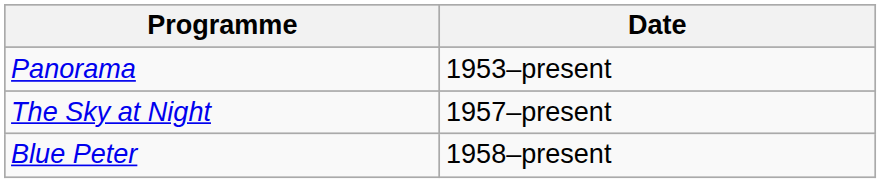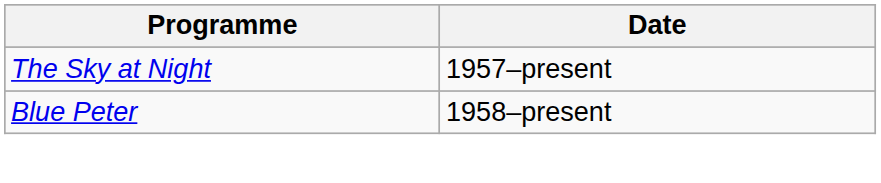- row: (73, 68)
